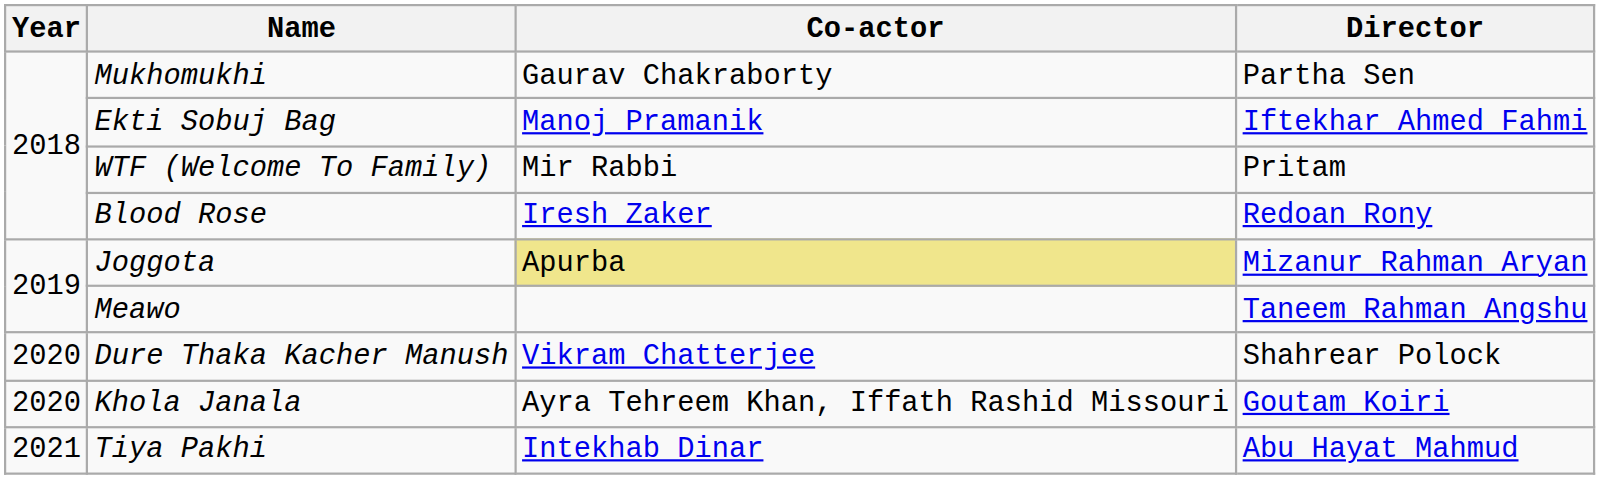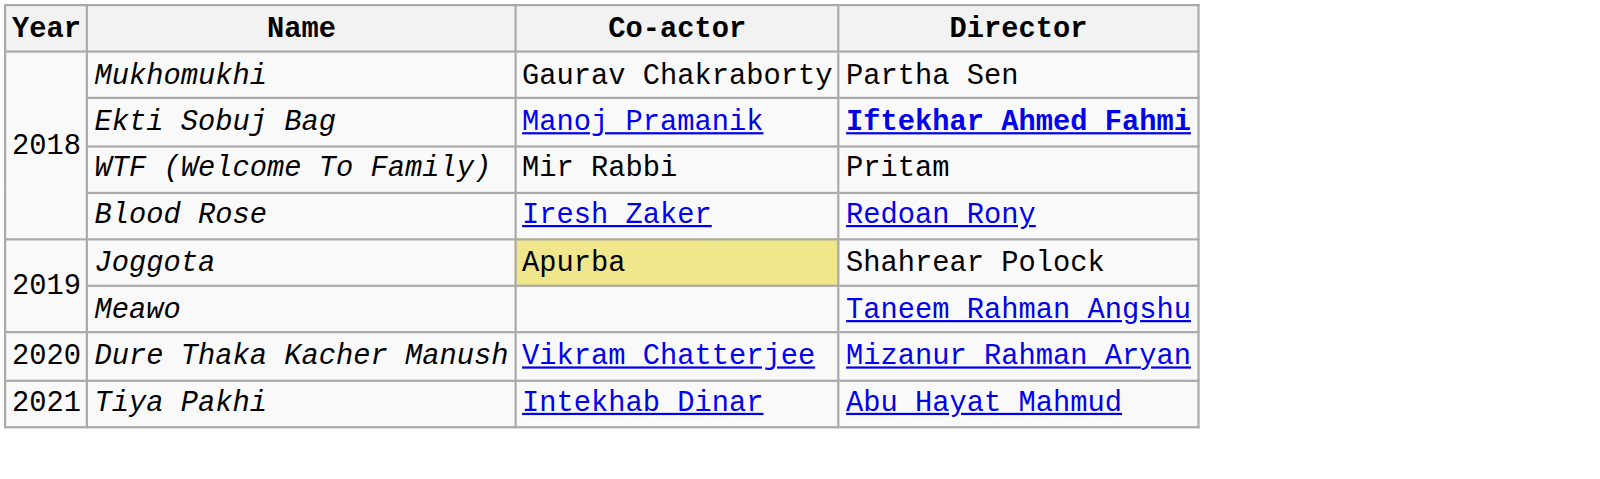(1415, 122) normal -> (1019, 122) bold
(1415, 263) Mizanur Rahman Aryan -> (975, 263) Shahrear Polock
(1372, 356) Shahrear Polock -> (1019, 356) Mizanur Rahman Aryan
- row: (198, 403)
